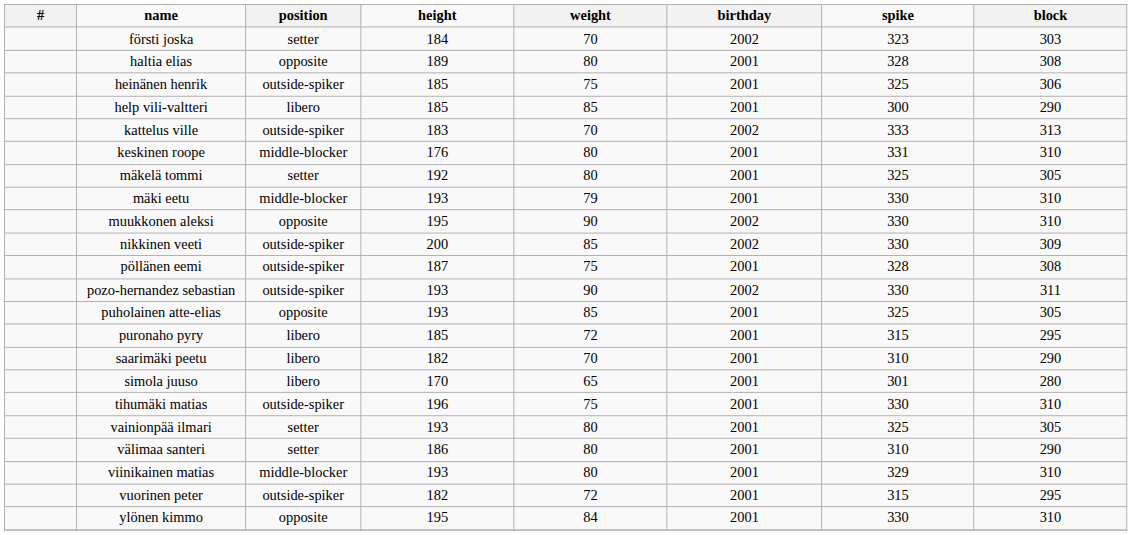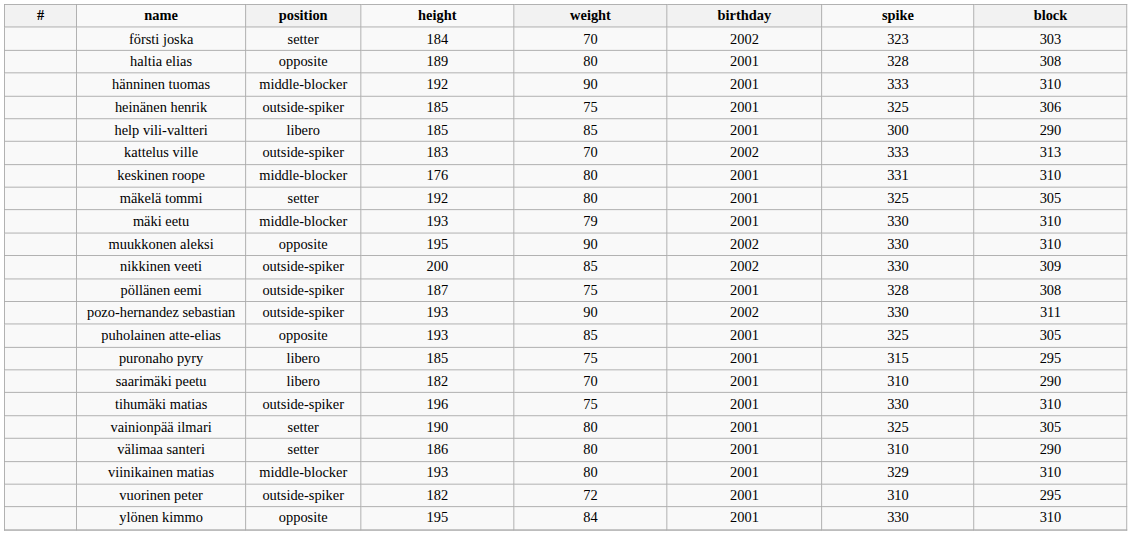+ row: (161, 84)
(590, 335) 72 -> (590, 358) 75
- row: (161, 381)
(437, 426) 193 -> (437, 426) 190
(898, 495) 315 -> (898, 495) 310
